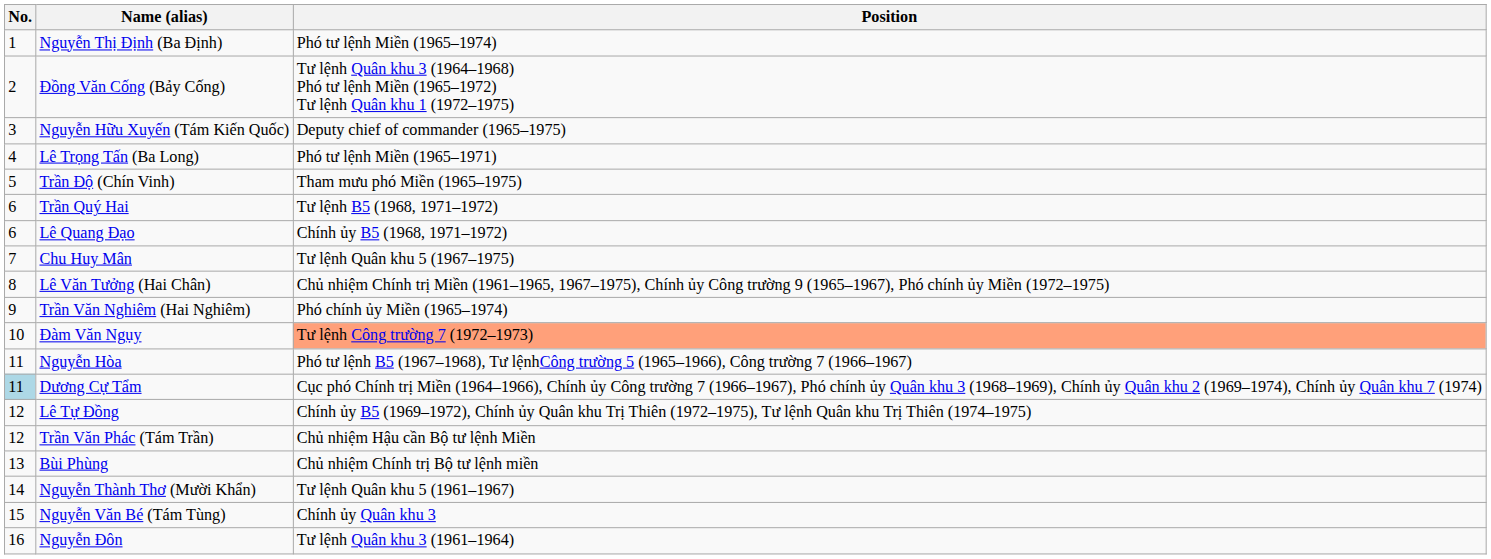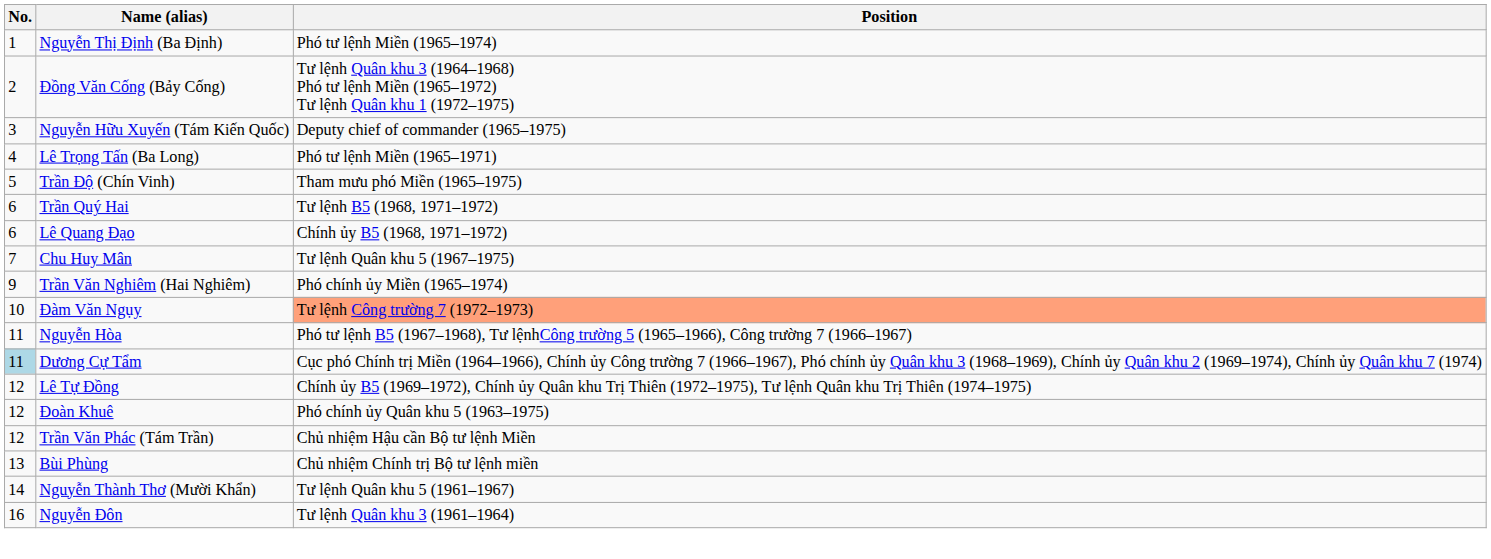- row: (125, 284)
+ row: (76, 412)
- row: (133, 514)
